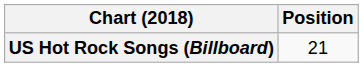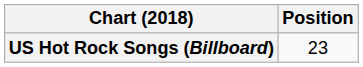(318, 47) 21 -> (318, 47) 23
